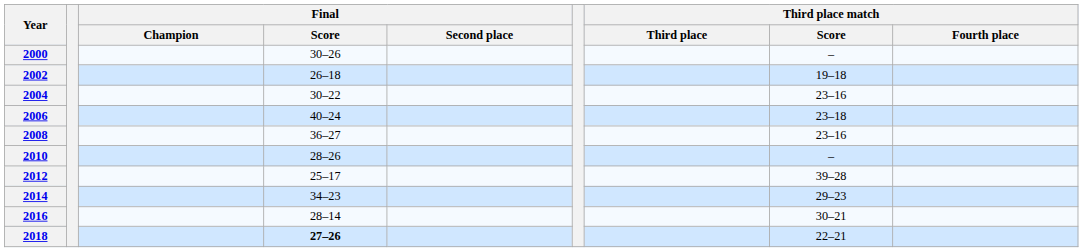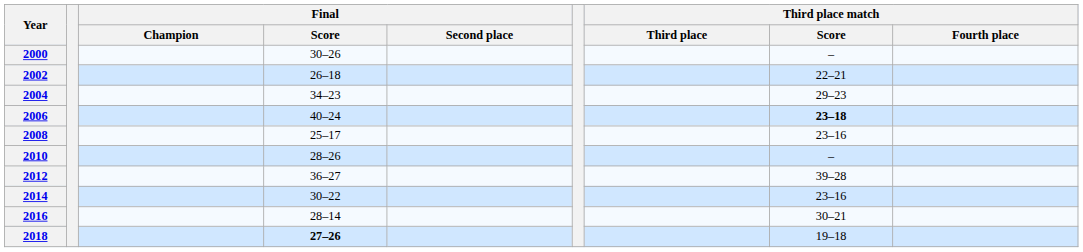(831, 75) 19–18 -> (831, 75) 22–21
(325, 95) 30–22 -> (325, 95) 34–23
(831, 95) 23–16 -> (831, 95) 29–23
(831, 115) normal -> (831, 115) bold
(325, 136) 36–27 -> (325, 136) 25–17
(325, 176) 25–17 -> (325, 176) 36–27
(325, 196) 34–23 -> (325, 196) 30–22
(831, 196) 29–23 -> (831, 196) 23–16
(831, 237) 22–21 -> (831, 237) 19–18
